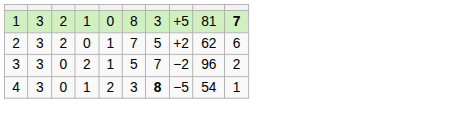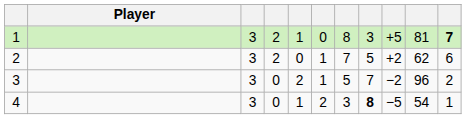+ column: (134, 15)
